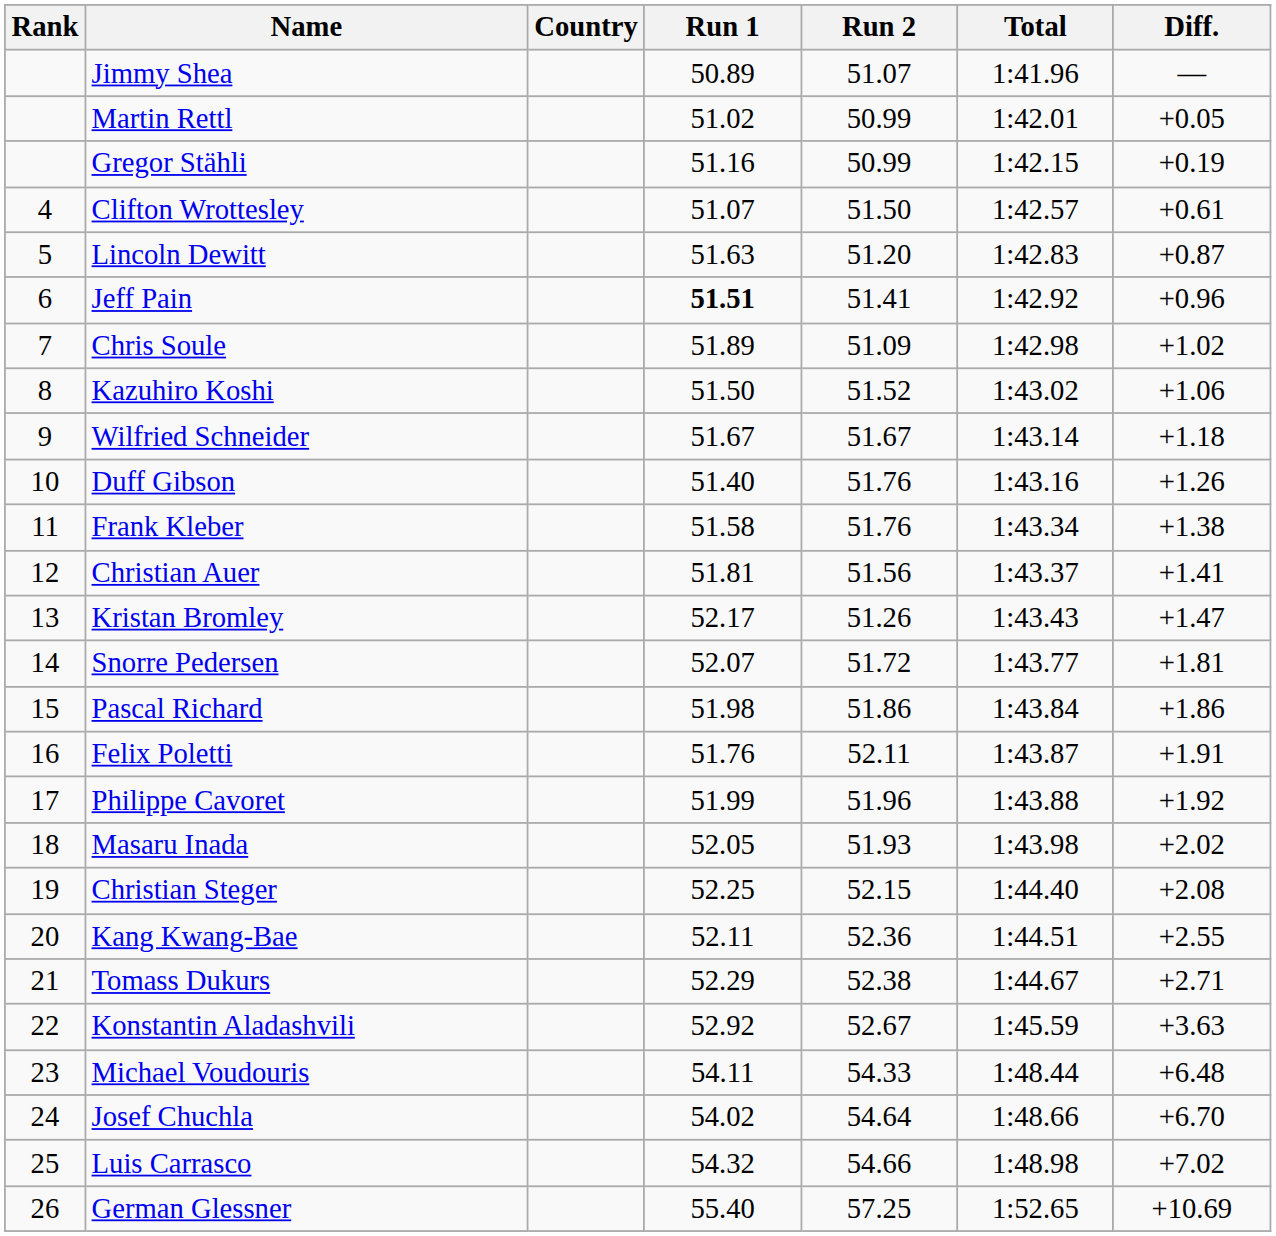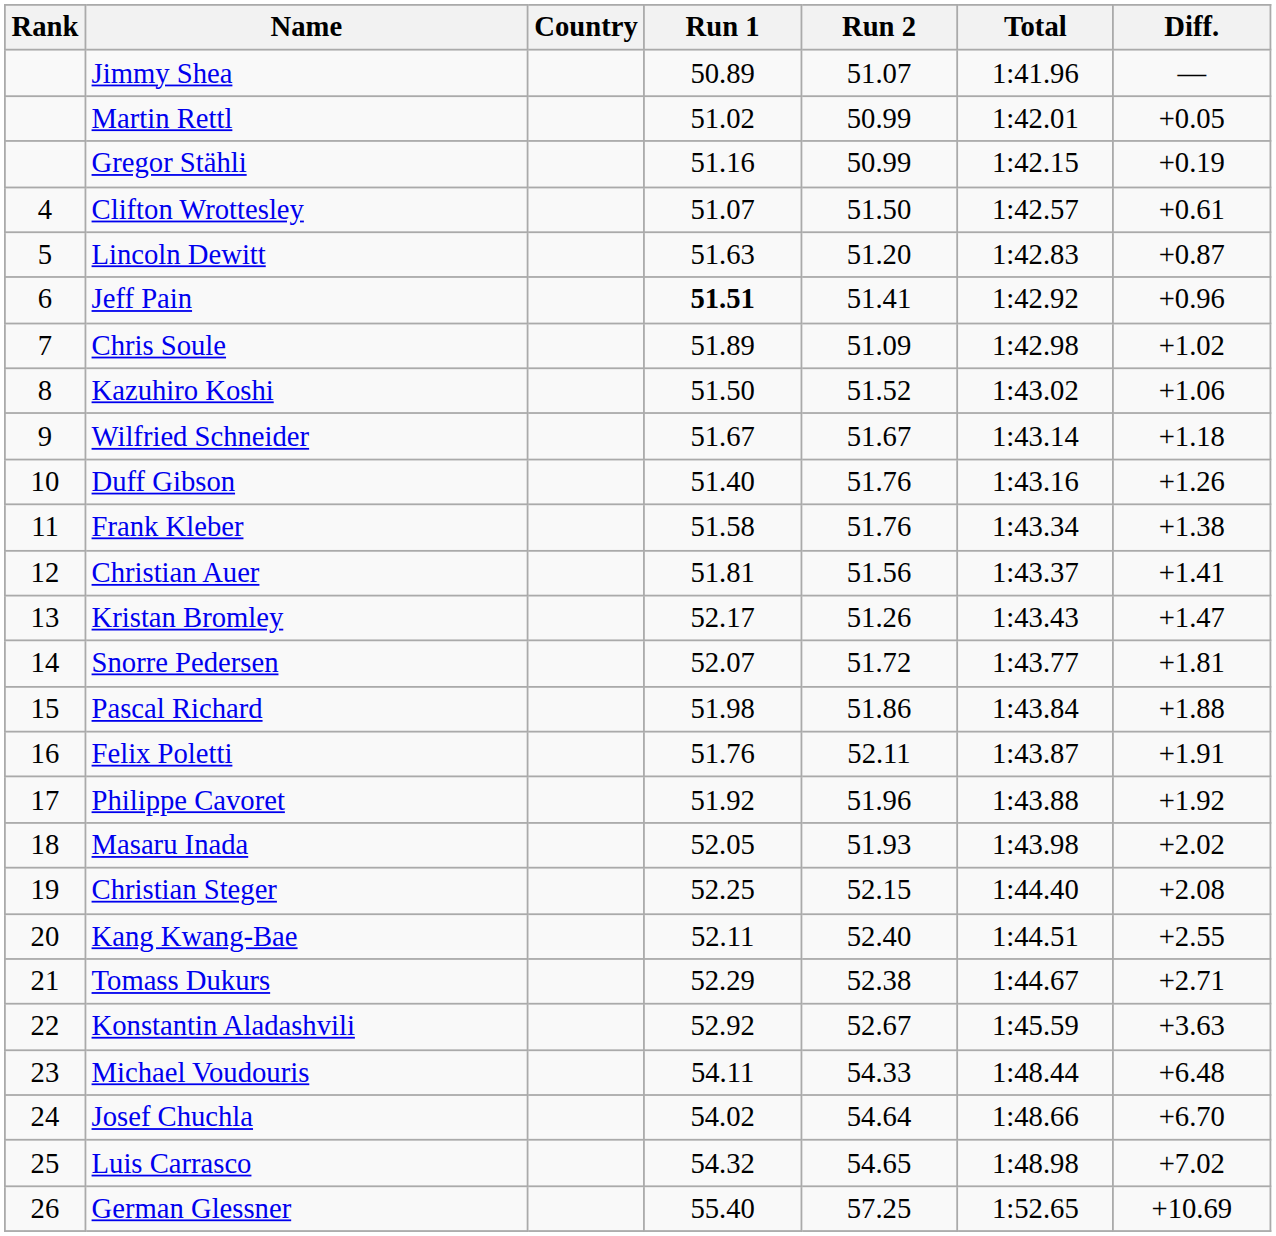(1192, 708) +1.86 -> (1192, 708) +1.88
(723, 799) 51.99 -> (723, 799) 51.92
(879, 935) 52.36 -> (879, 935) 52.40
(879, 1162) 54.66 -> (879, 1162) 54.65
